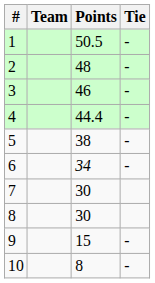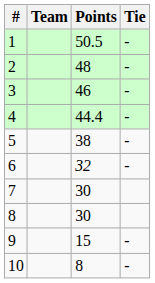(83, 166) 34 -> (83, 166) 32
